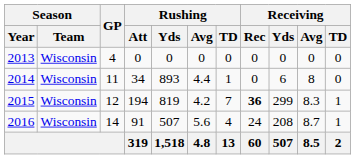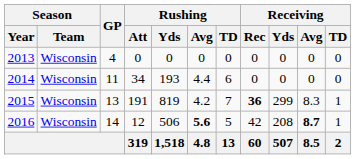(169, 79) 893 -> (169, 79) 193
(228, 79) 1 -> (228, 79) 6
(283, 79) 6 -> (283, 79) 0
(311, 79) 8 -> (311, 79) 0
(112, 100) 12 -> (112, 100) 13
(138, 100) 194 -> (138, 100) 191
(138, 121) 91 -> (138, 121) 12
(169, 121) 507 -> (169, 121) 506
(202, 121) normal -> (202, 121) bold
(228, 121) 4 -> (228, 121) 5
(255, 121) 24 -> (255, 121) 42
(311, 121) normal -> (311, 121) bold
